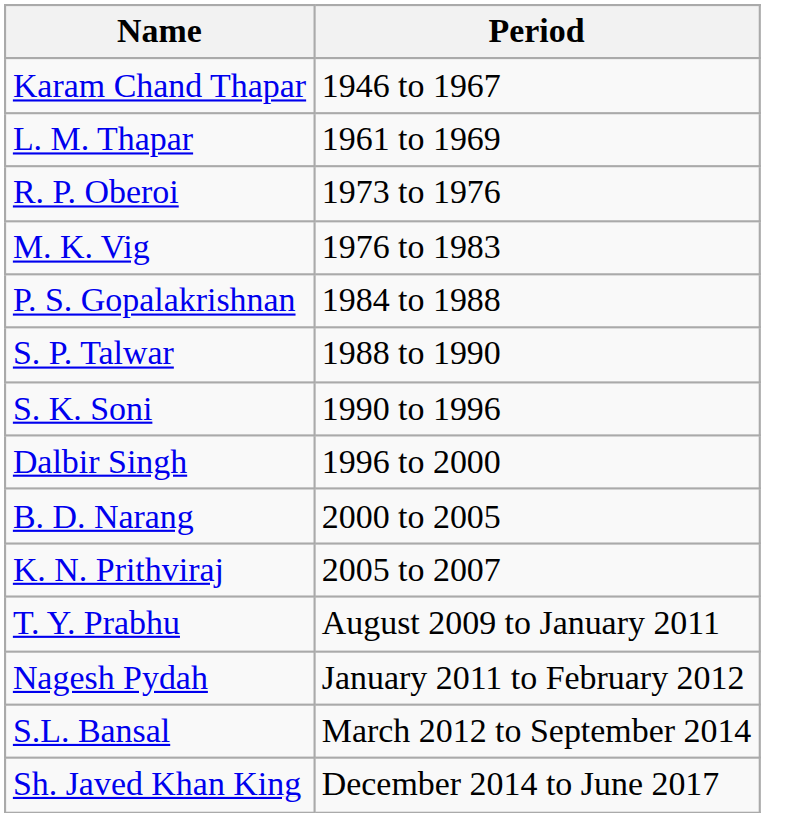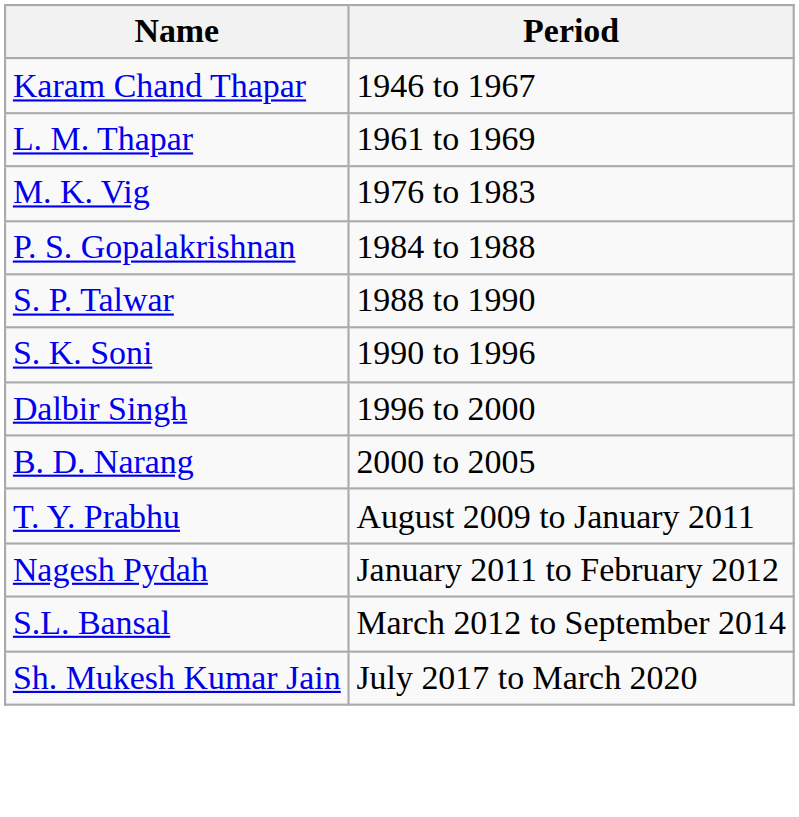- row: (96, 192)
- row: (118, 569)
- row: (157, 784)
+ row: (177, 676)
